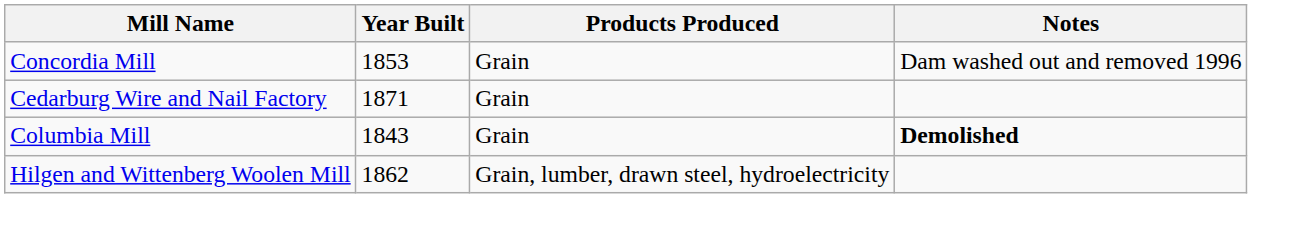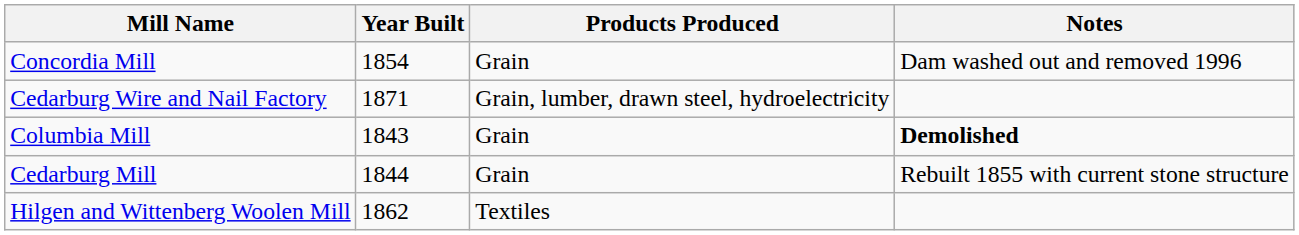(385, 60) 1853 -> (385, 60) 1854
(502, 98) Grain -> (682, 98) Grain, lumber, drawn steel, hydroelectricity
+ row: (83, 173)
(682, 173) Grain, lumber, drawn steel, hydroelectricity -> (513, 211) Textiles
